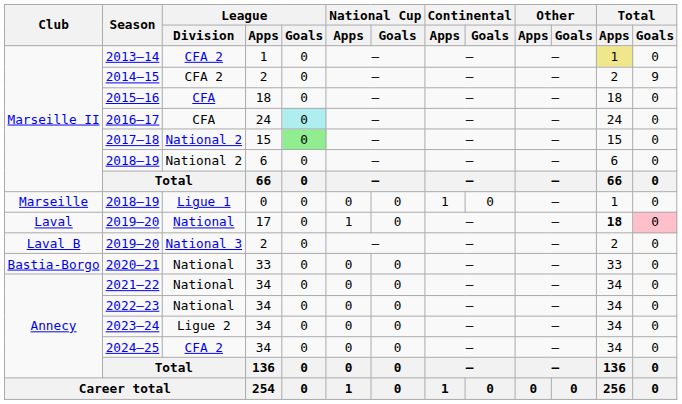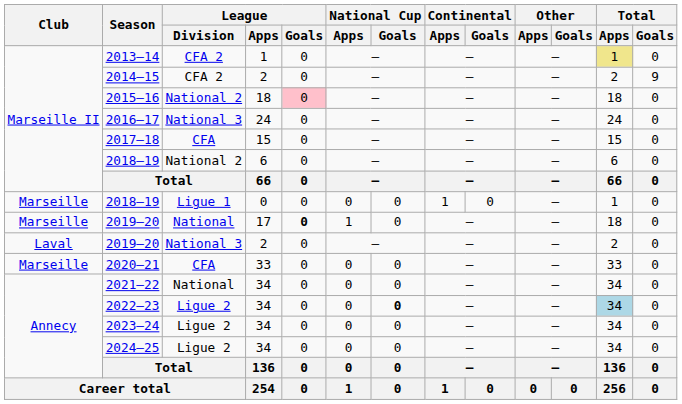(204, 98) CFA -> (204, 98) National 2
(304, 98) no background -> (304, 98) pink background
(204, 119) CFA -> (204, 119) National 3
(304, 119) paleturquoise background -> (304, 119) no background
(204, 139) National 2 -> (204, 139) CFA
(304, 139) lightgreen background -> (304, 139) no background
(54, 223) Laval -> (54, 223) Marseille
(304, 223) normal -> (304, 223) bold
(614, 223) bold -> (614, 223) normal
(655, 223) pink background -> (655, 223) no background
(54, 243) Laval B -> (54, 243) Laval
(54, 264) Bastia-Borgo -> (54, 264) Marseille
(204, 264) National -> (204, 264) CFA
(204, 306) National -> (204, 306) Ligue 2
(398, 306) normal -> (398, 306) bold
(614, 306) no background -> (614, 306) lightblue background
(204, 347) CFA 2 -> (204, 347) Ligue 2
